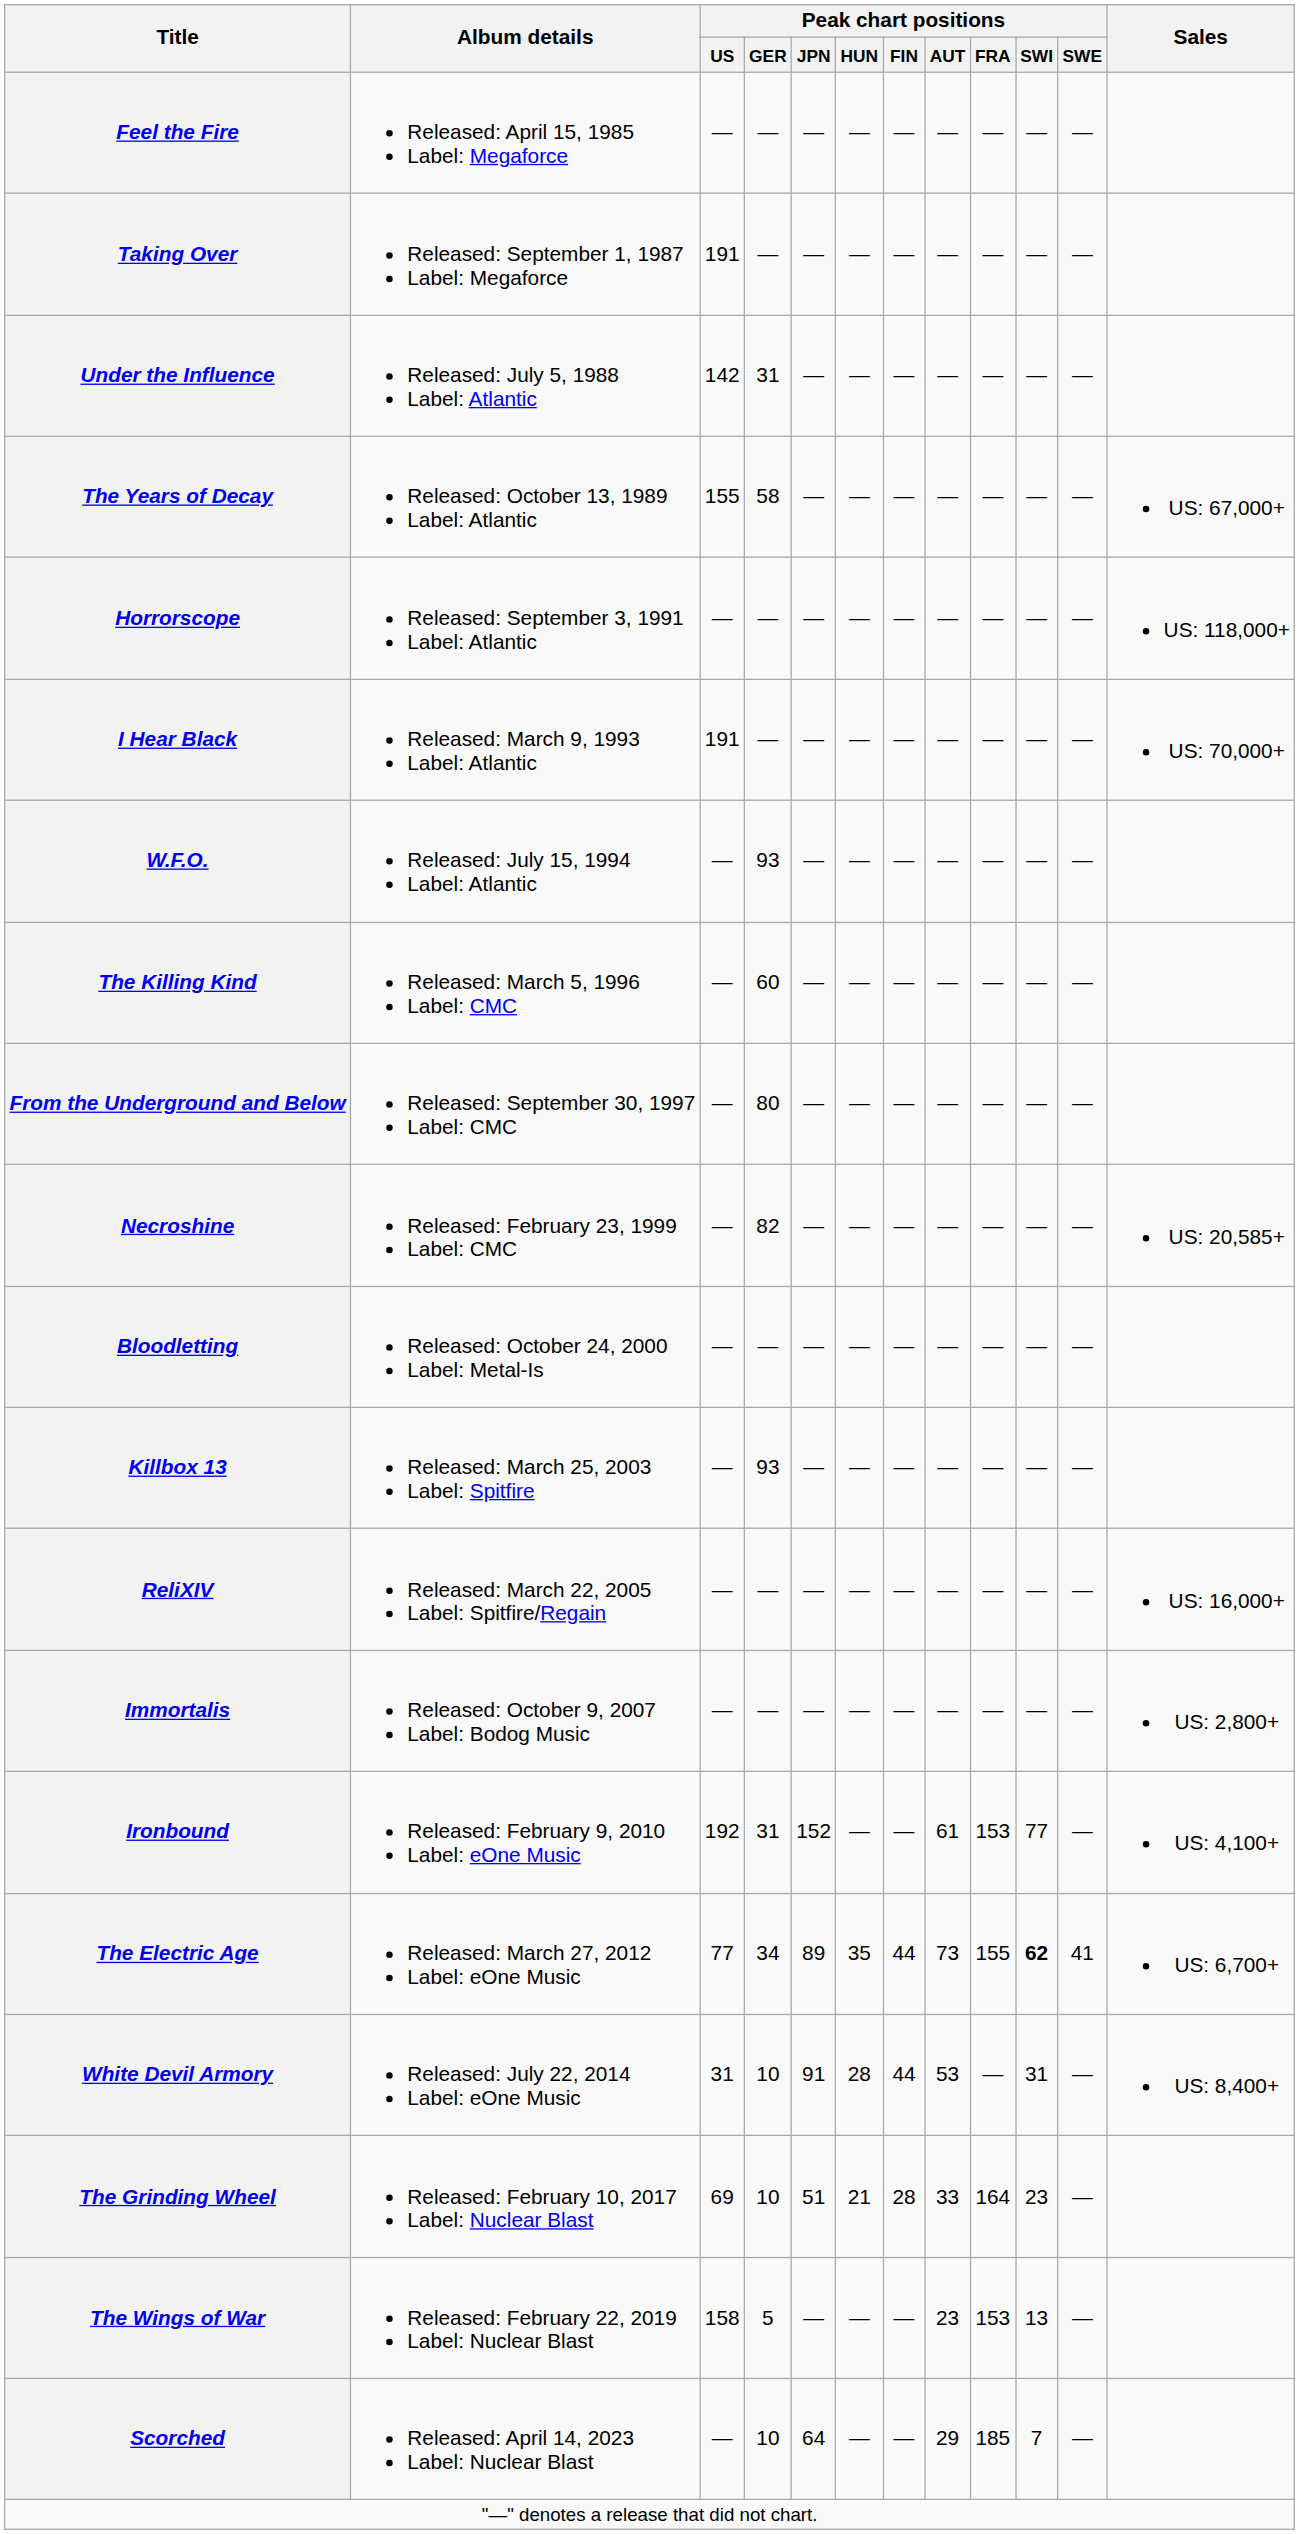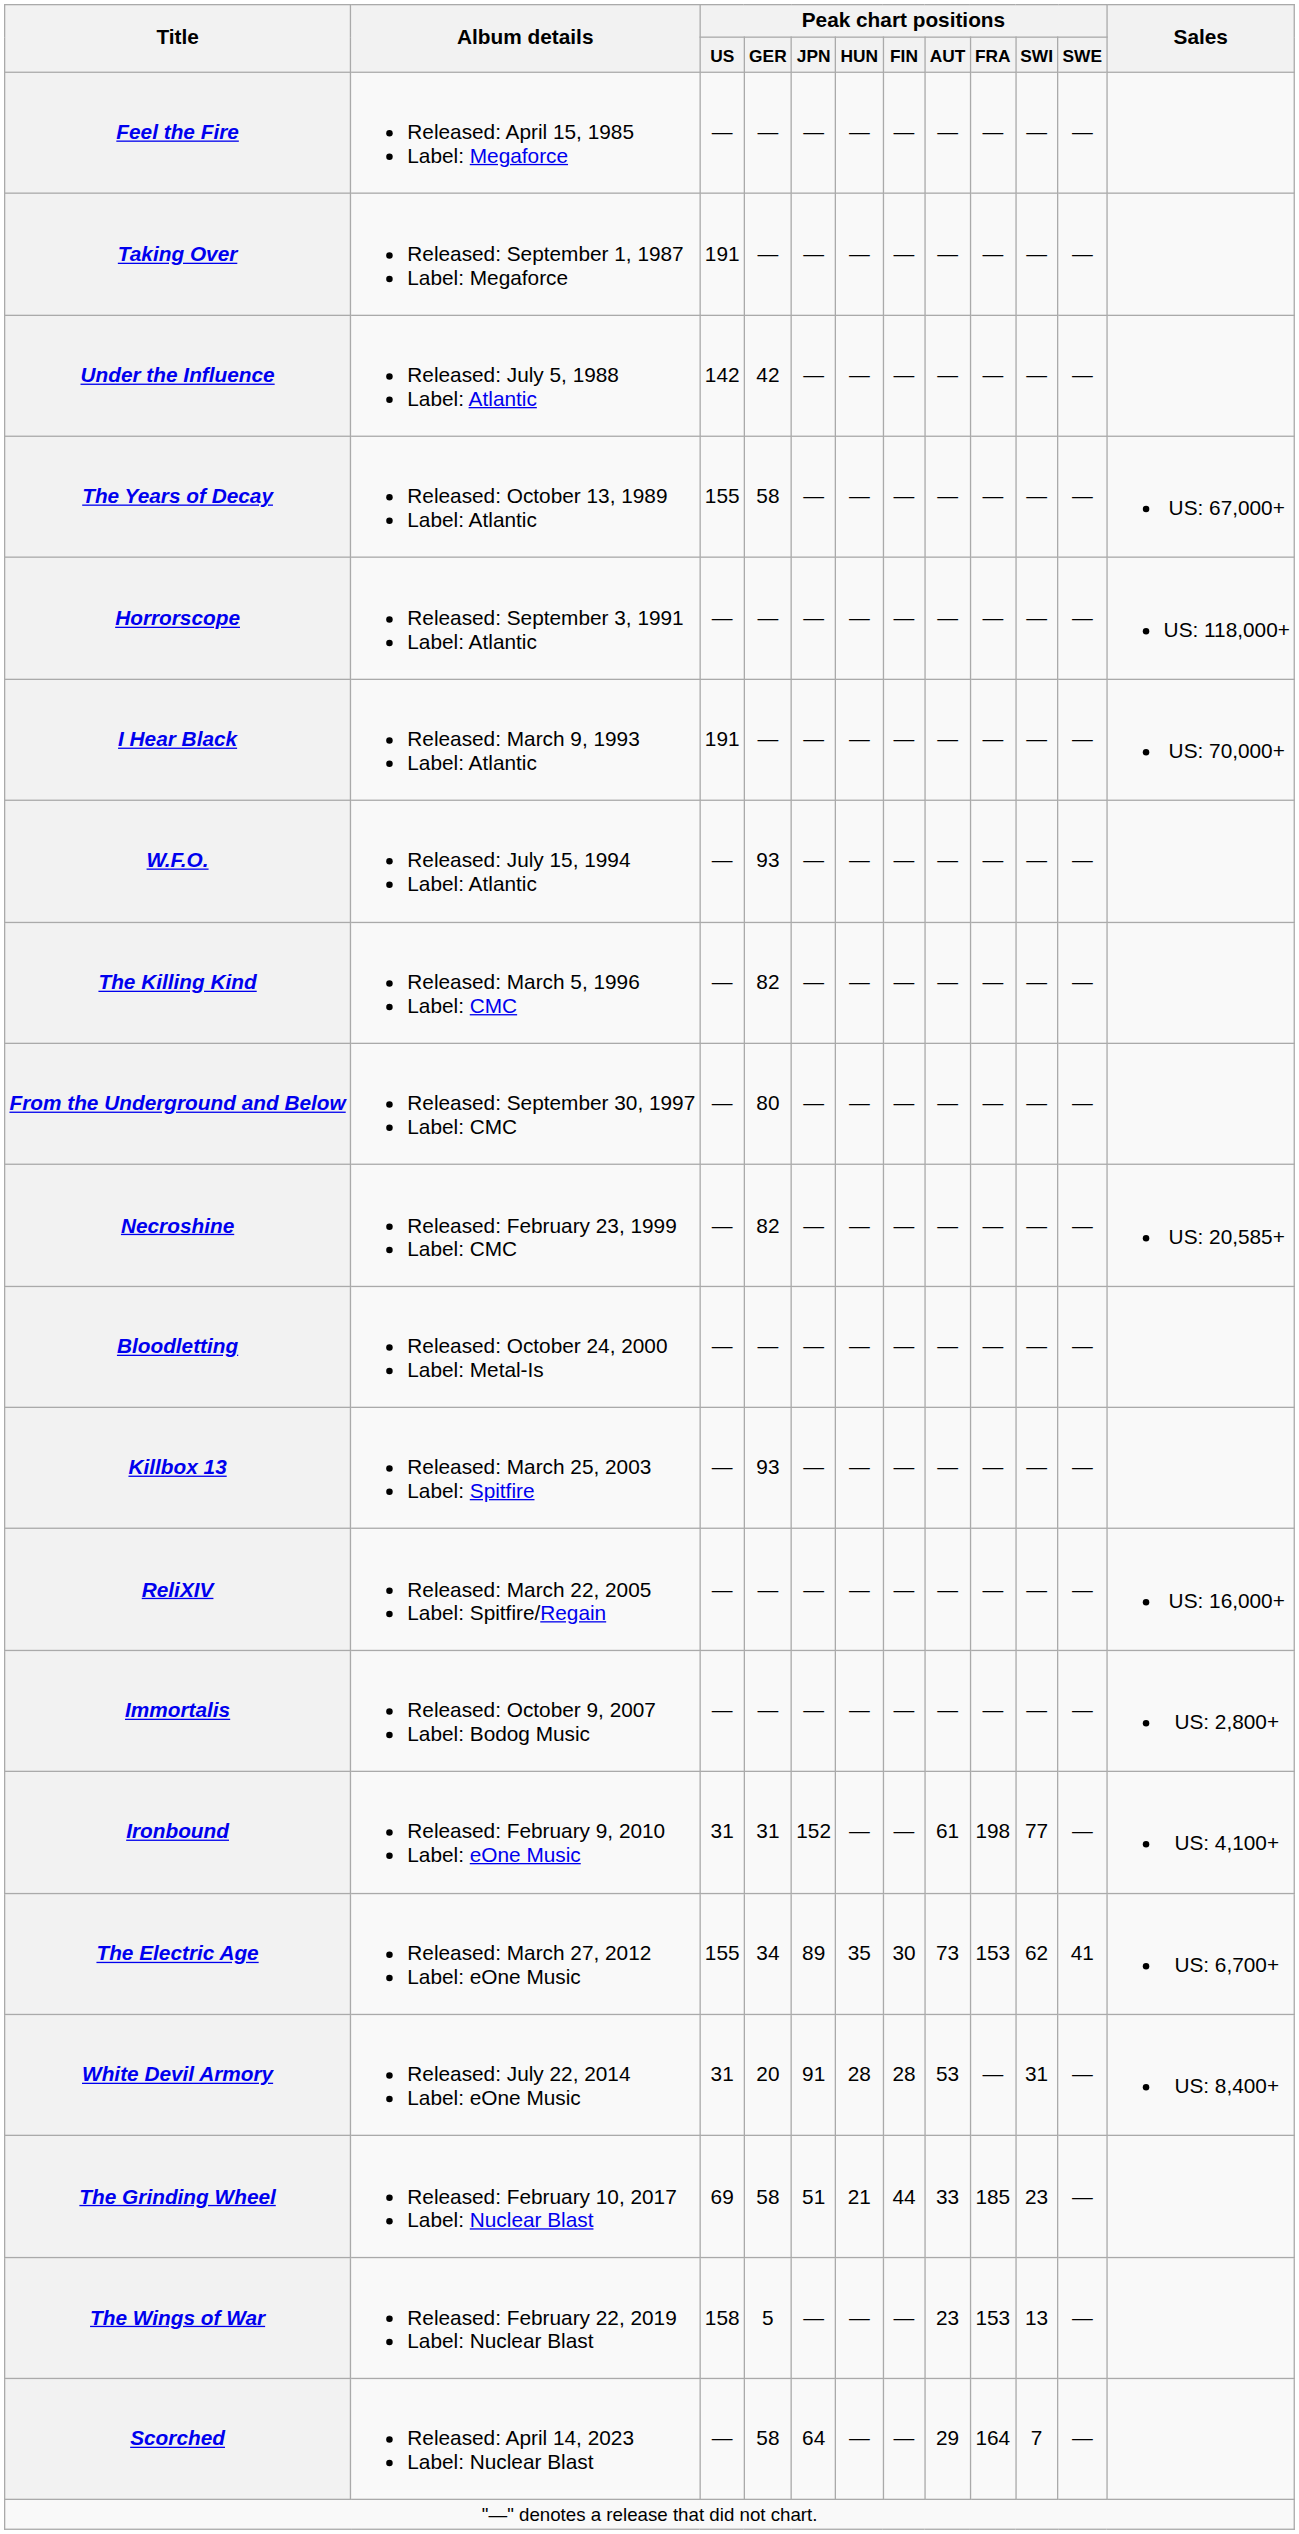(768, 375) 31 -> (768, 375) 42
(768, 982) 60 -> (768, 982) 82
(722, 1832) 192 -> (722, 1832) 31
(993, 1832) 153 -> (993, 1832) 198
(722, 1953) 77 -> (722, 1953) 155
(904, 1953) 44 -> (904, 1953) 30
(993, 1953) 155 -> (993, 1953) 153
(1037, 1953) bold -> (1037, 1953) normal
(768, 2074) 10 -> (768, 2074) 20
(904, 2074) 44 -> (904, 2074) 28
(768, 2196) 10 -> (768, 2196) 58
(904, 2196) 28 -> (904, 2196) 44
(993, 2196) 164 -> (993, 2196) 185
(768, 2439) 10 -> (768, 2439) 58
(993, 2439) 185 -> (993, 2439) 164
